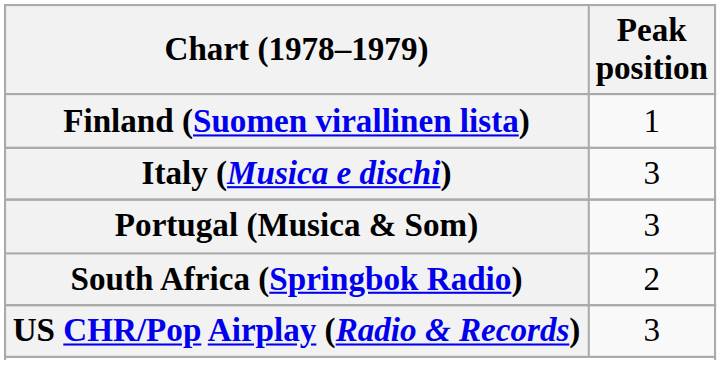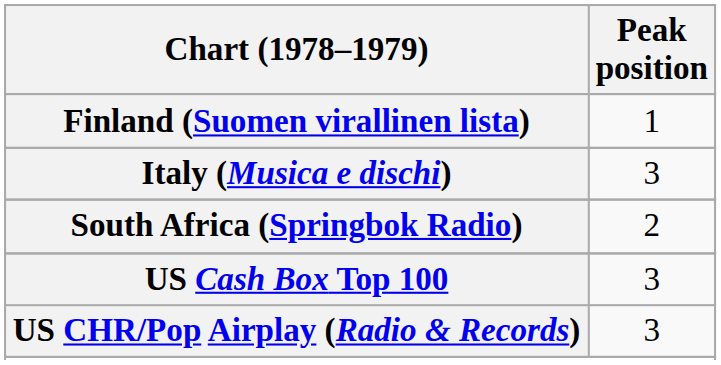- row: (297, 225)
+ row: (297, 278)
